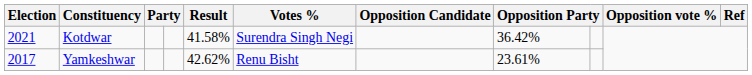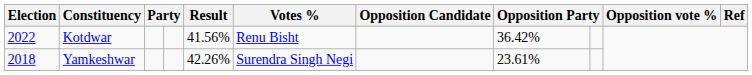(22, 37) 2021 -> (22, 37) 2022
(208, 37) 41.58% -> (208, 37) 41.56%
(295, 37) Surendra Singh Negi -> (267, 37) Renu Bisht
(22, 59) 2017 -> (22, 59) 2018
(208, 59) 42.62% -> (208, 59) 42.26%
(267, 59) Renu Bisht -> (295, 59) Surendra Singh Negi
